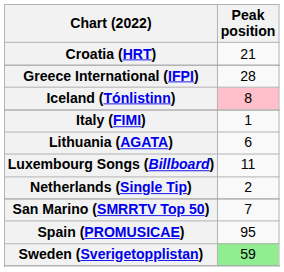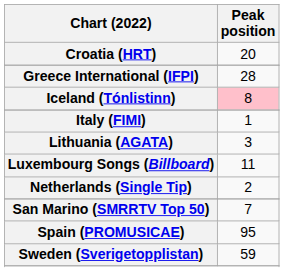(248, 53) 21 -> (248, 53) 20
(248, 143) 6 -> (248, 143) 3
(248, 254) lightgreen background -> (248, 254) no background
